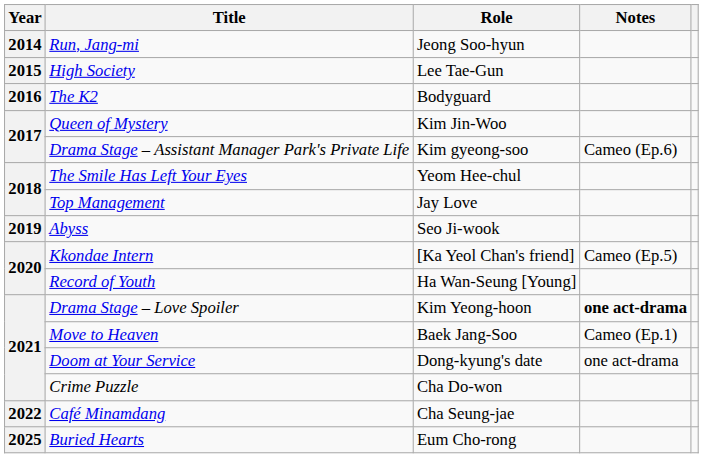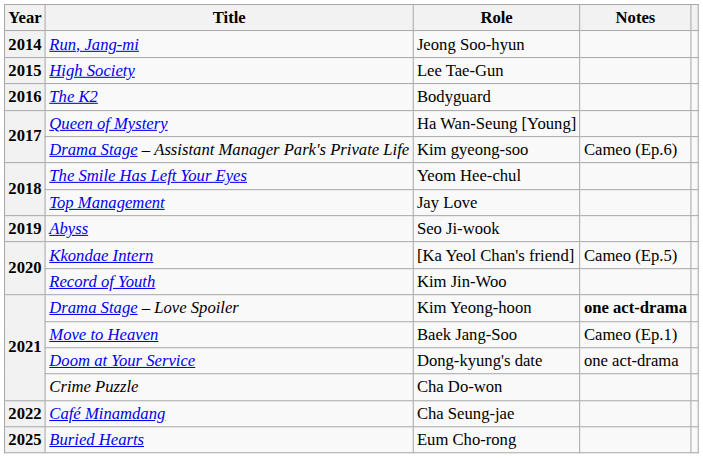(462, 123) Kim Jin-Woo -> (497, 123) Ha Wan-Seung [Young]
(497, 281) Ha Wan-Seung [Young] -> (462, 281) Kim Jin-Woo
